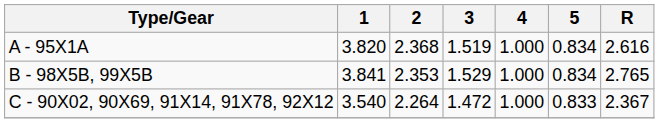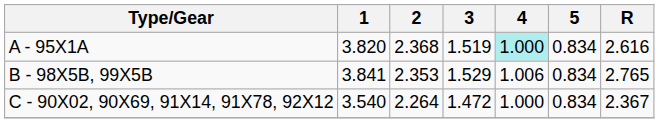(522, 46) no background -> (522, 46) paleturquoise background
(522, 74) 1.000 -> (522, 74) 1.006
(574, 103) 0.833 -> (574, 103) 0.834
